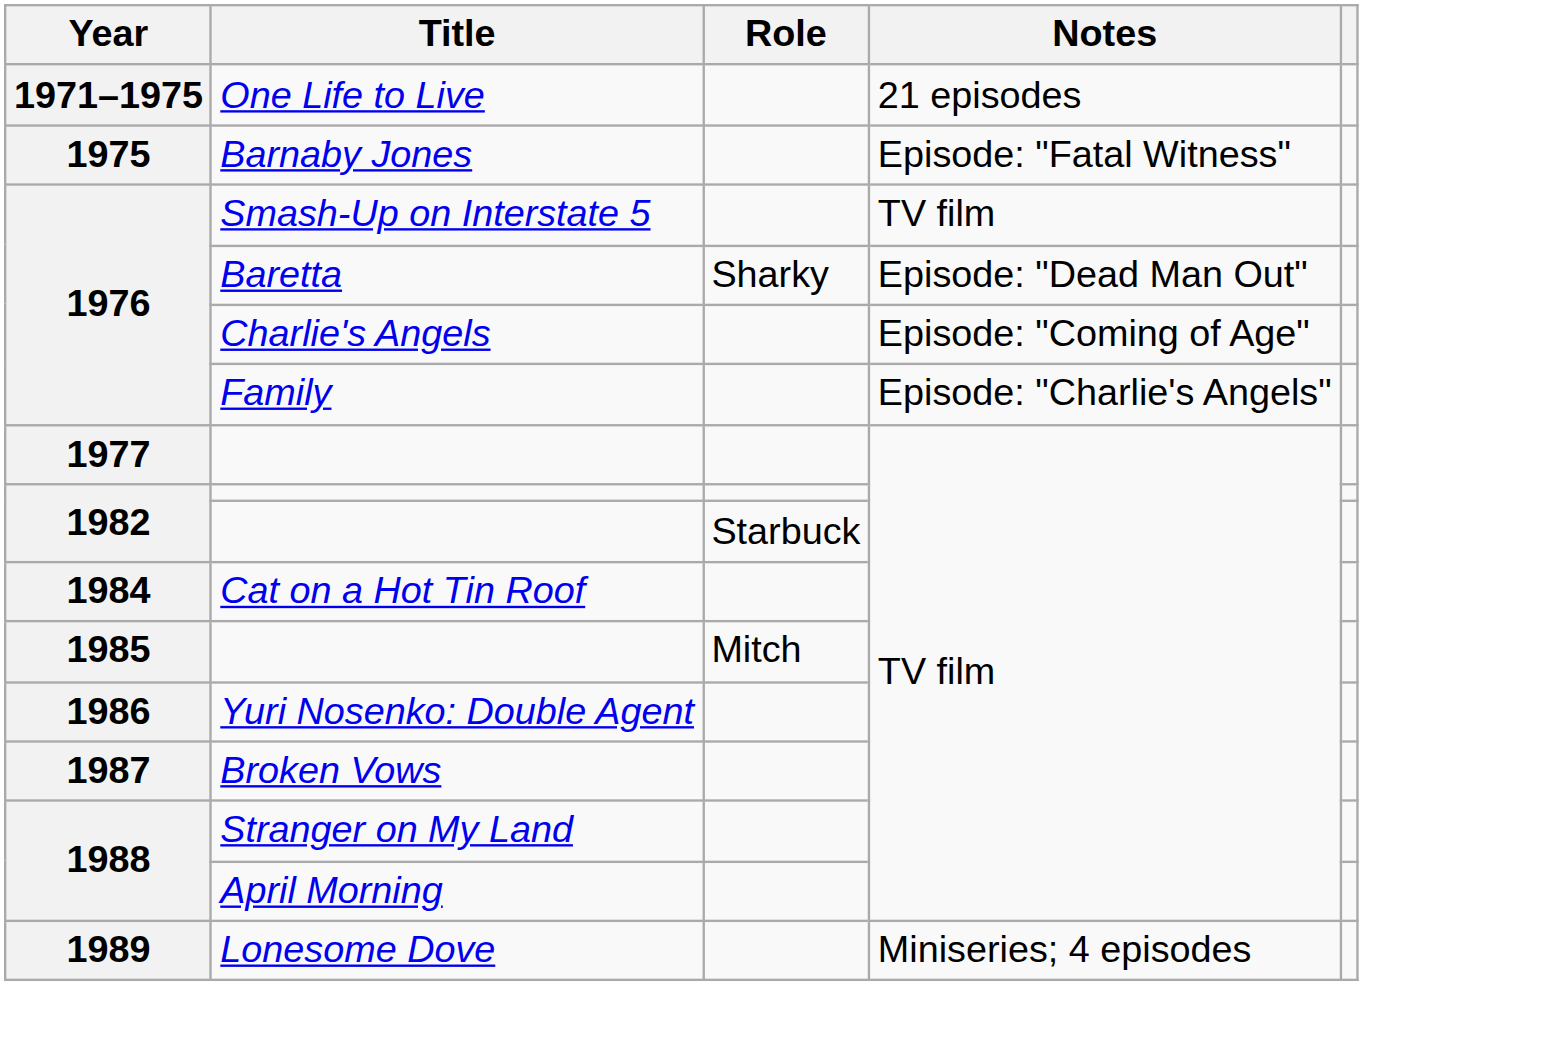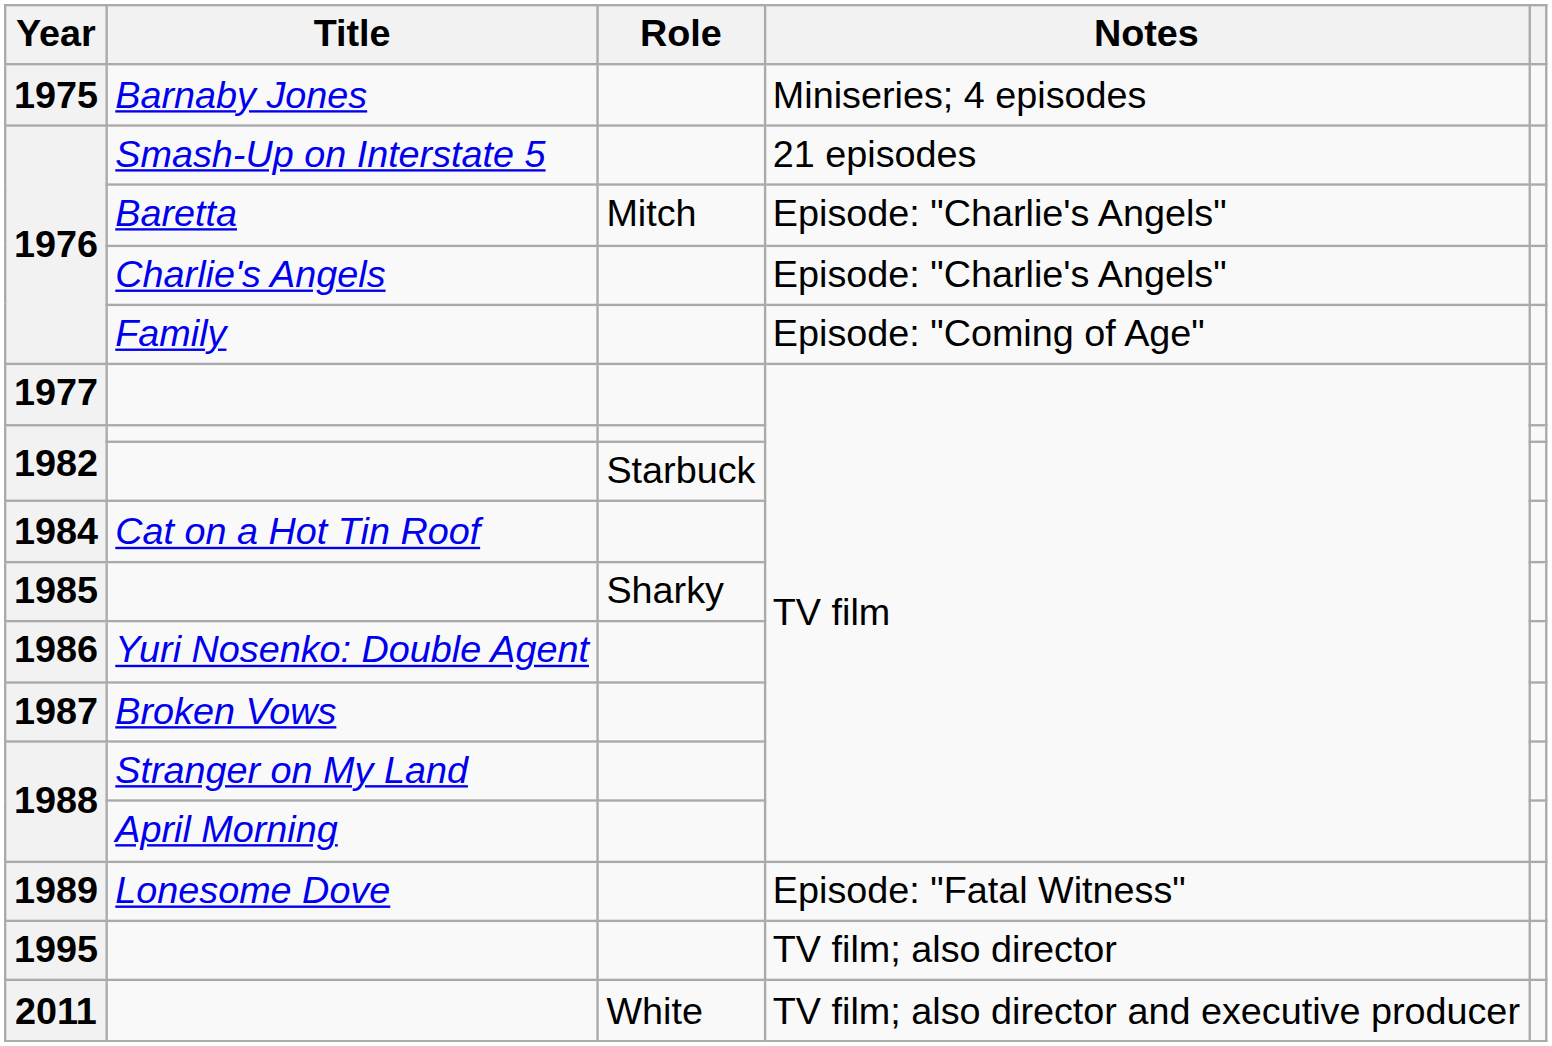- row: (108, 94)
(1084, 154) Episode: "Fatal Witness" -> (960, 94) Miniseries; 4 episodes
(937, 214) TV film -> (875, 154) 21 episodes
(770, 273) Sharky -> (652, 214) Mitch
(1093, 273) Episode: "Dead Man Out" -> (1000, 214) Episode: "Charlie's Angels"
(1094, 333) Episode: "Coming of Age" -> (1000, 273) Episode: "Charlie's Angels"
(1105, 393) Episode: "Charlie's Angels" -> (989, 333) Episode: "Coming of Age"
(757, 650) Mitch -> (665, 590) Sharky
(1065, 950) Miniseries; 4 episodes -> (979, 890) Episode: "Fatal Witness"
+ row: (56, 950)
+ row: (56, 1010)
